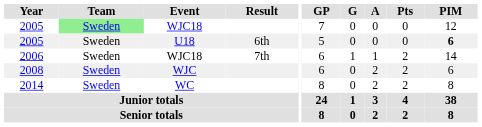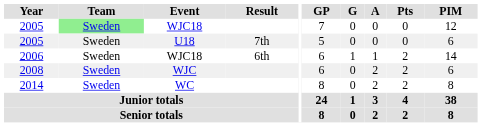(262, 41) 6th -> (262, 41) 7th
(451, 41) bold -> (451, 41) normal
(262, 55) 7th -> (262, 55) 6th
